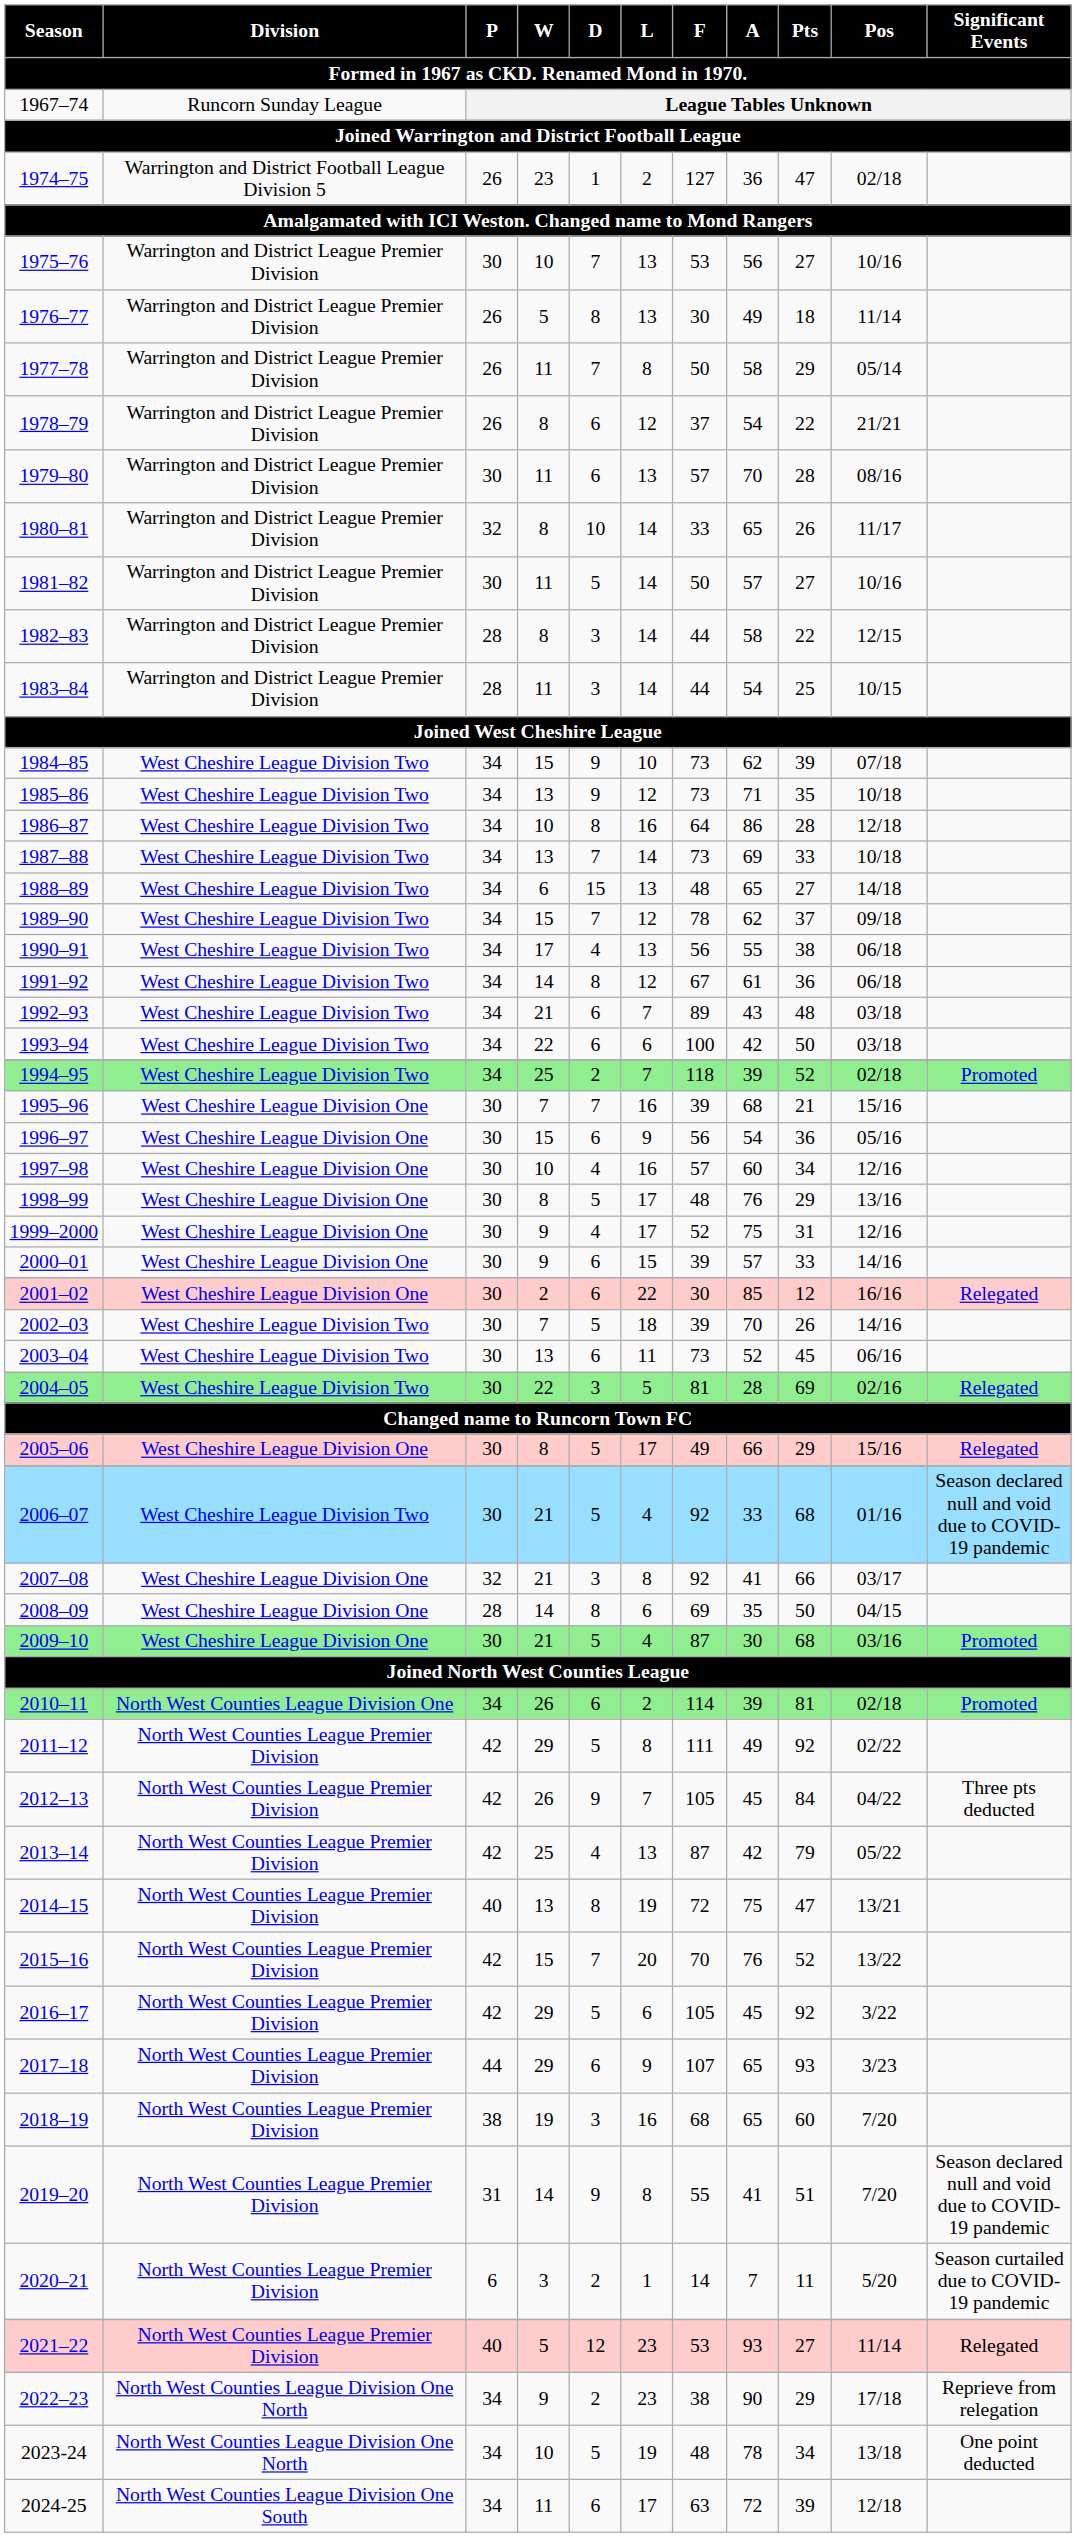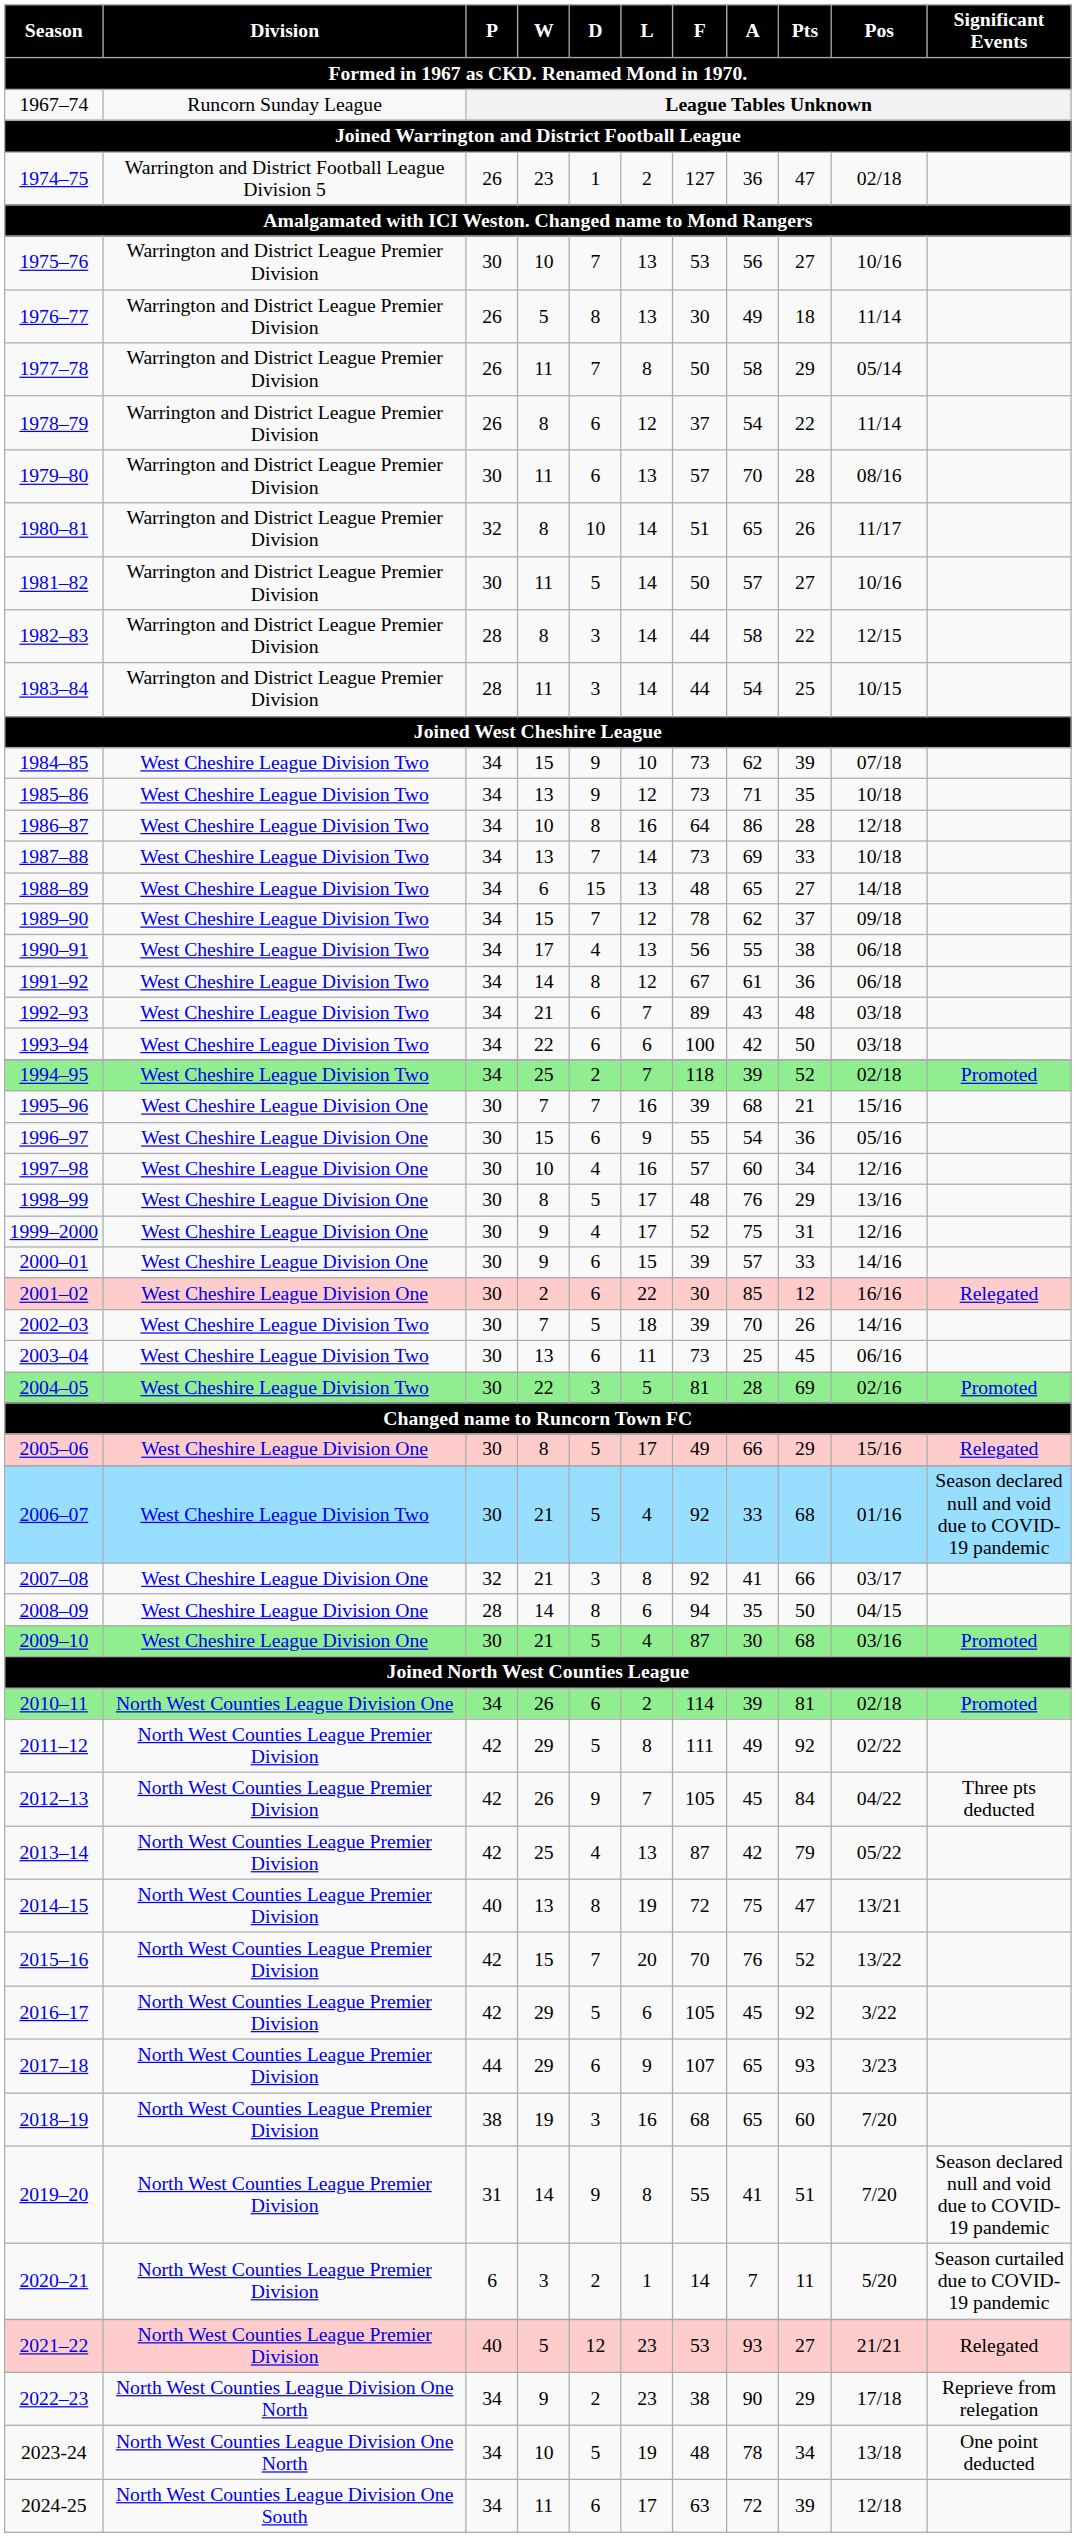(879, 422) 21/21 -> (879, 422) 11/14
(700, 529) 33 -> (700, 529) 51
(700, 1137) 56 -> (700, 1137) 55
(753, 1356) 52 -> (753, 1356) 25
(999, 1387) Relegated -> (999, 1387) Promoted
(700, 1609) 69 -> (700, 1609) 94
(879, 2345) 11/14 -> (879, 2345) 21/21
